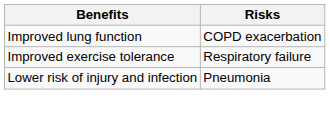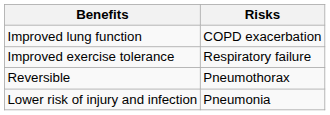+ row: (39, 78)
